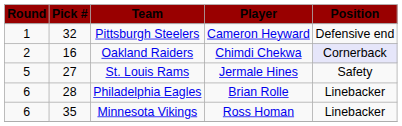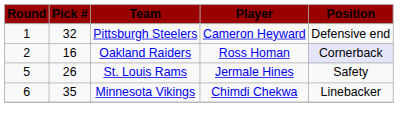(258, 53) Chimdi Chekwa -> (254, 53) Ross Homan
(70, 72) 27 -> (70, 72) 26
- row: (147, 92)
(258, 111) Ross Homan -> (254, 92) Chimdi Chekwa
